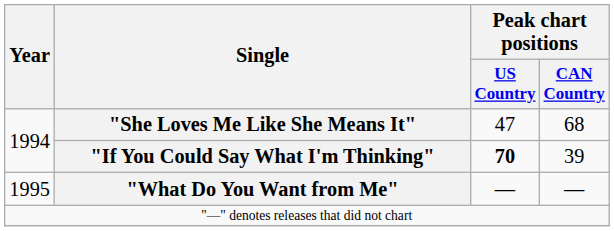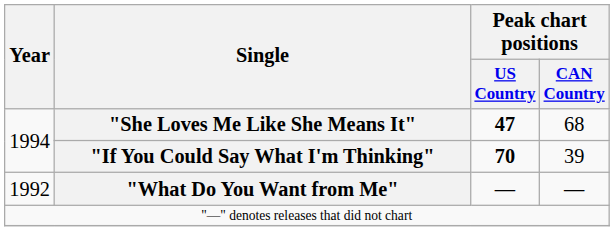(505, 124) normal -> (505, 124) bold
(30, 188) 1995 -> (30, 188) 1992
